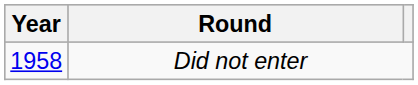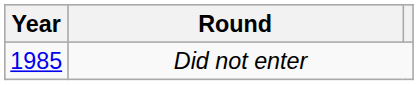(36, 60) 1958 -> (36, 60) 1985
